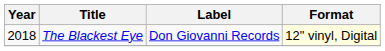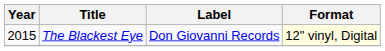(22, 35) 2018 -> (22, 35) 2015
